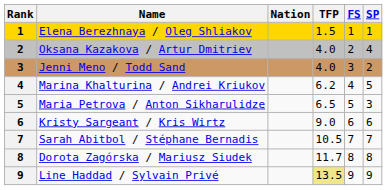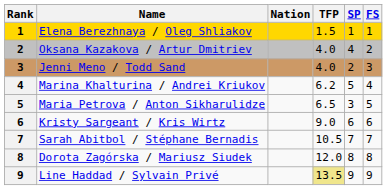columns swapped: (373, 13) <-> (354, 13)
(329, 158) 11.7 -> (329, 158) 12.0
